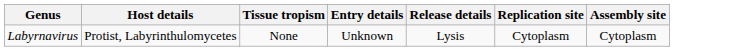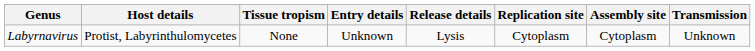+ column: (710, 14)
